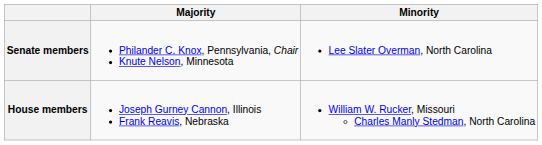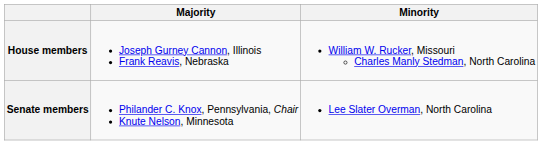rows swapped: (48, 50) <-> (48, 110)
